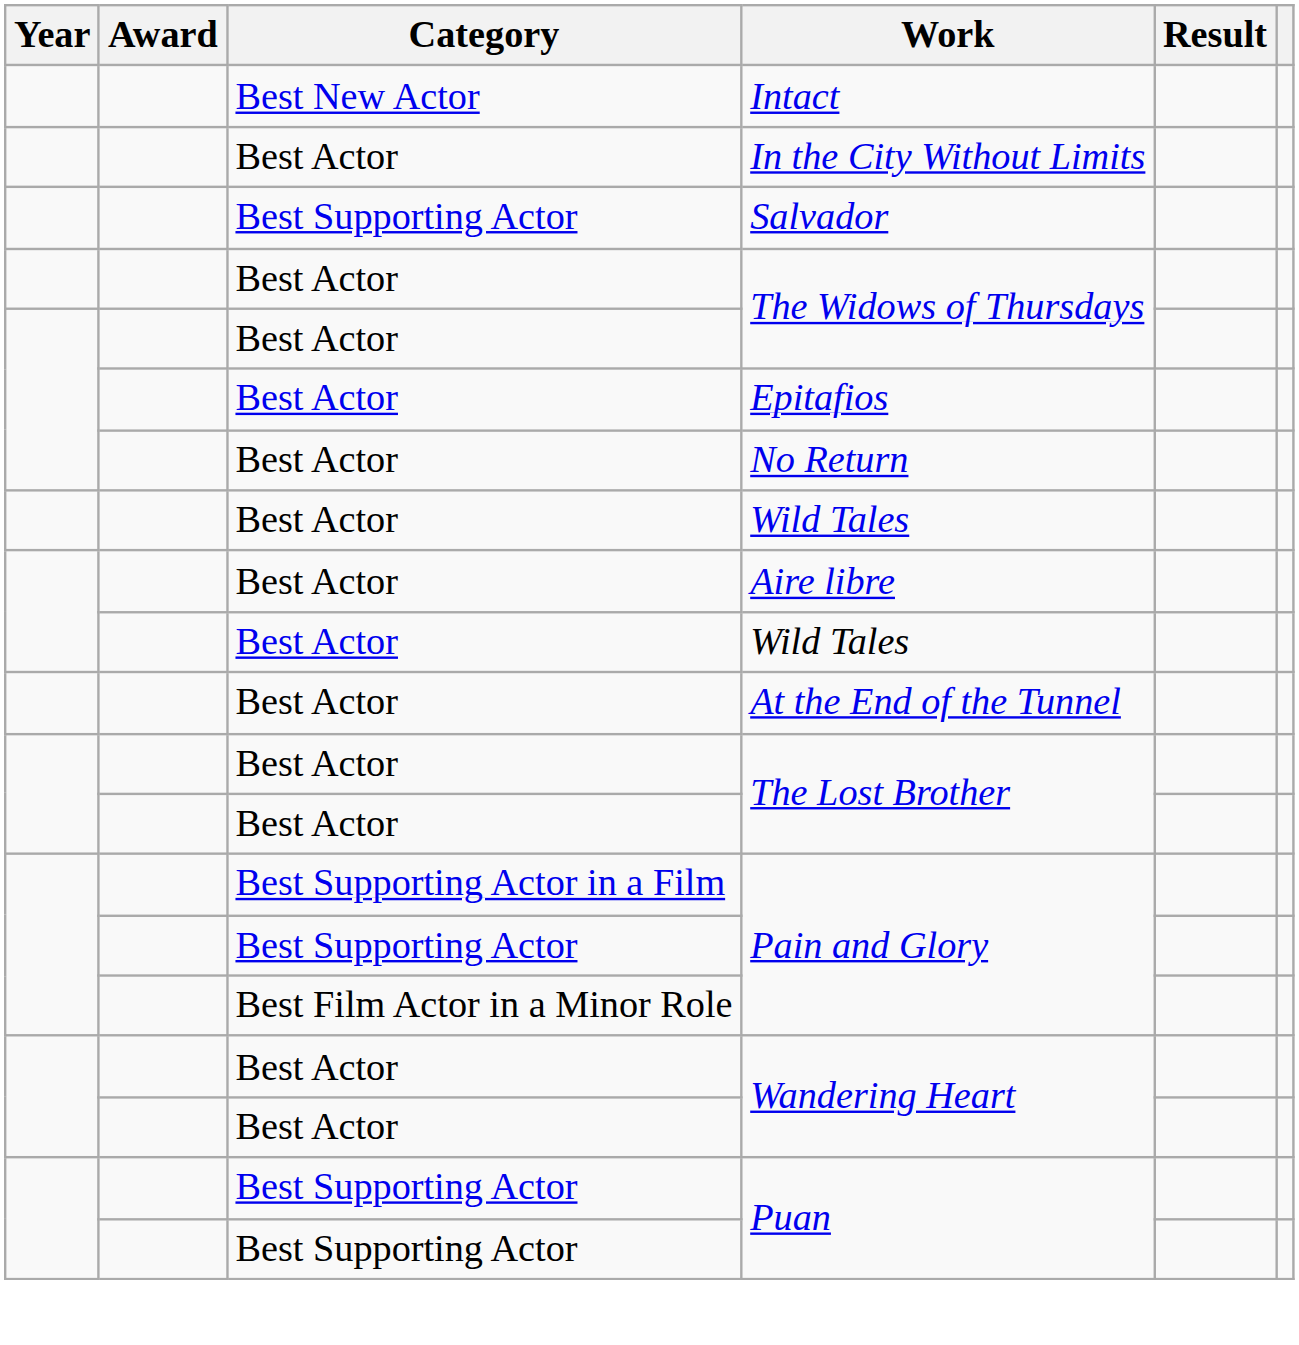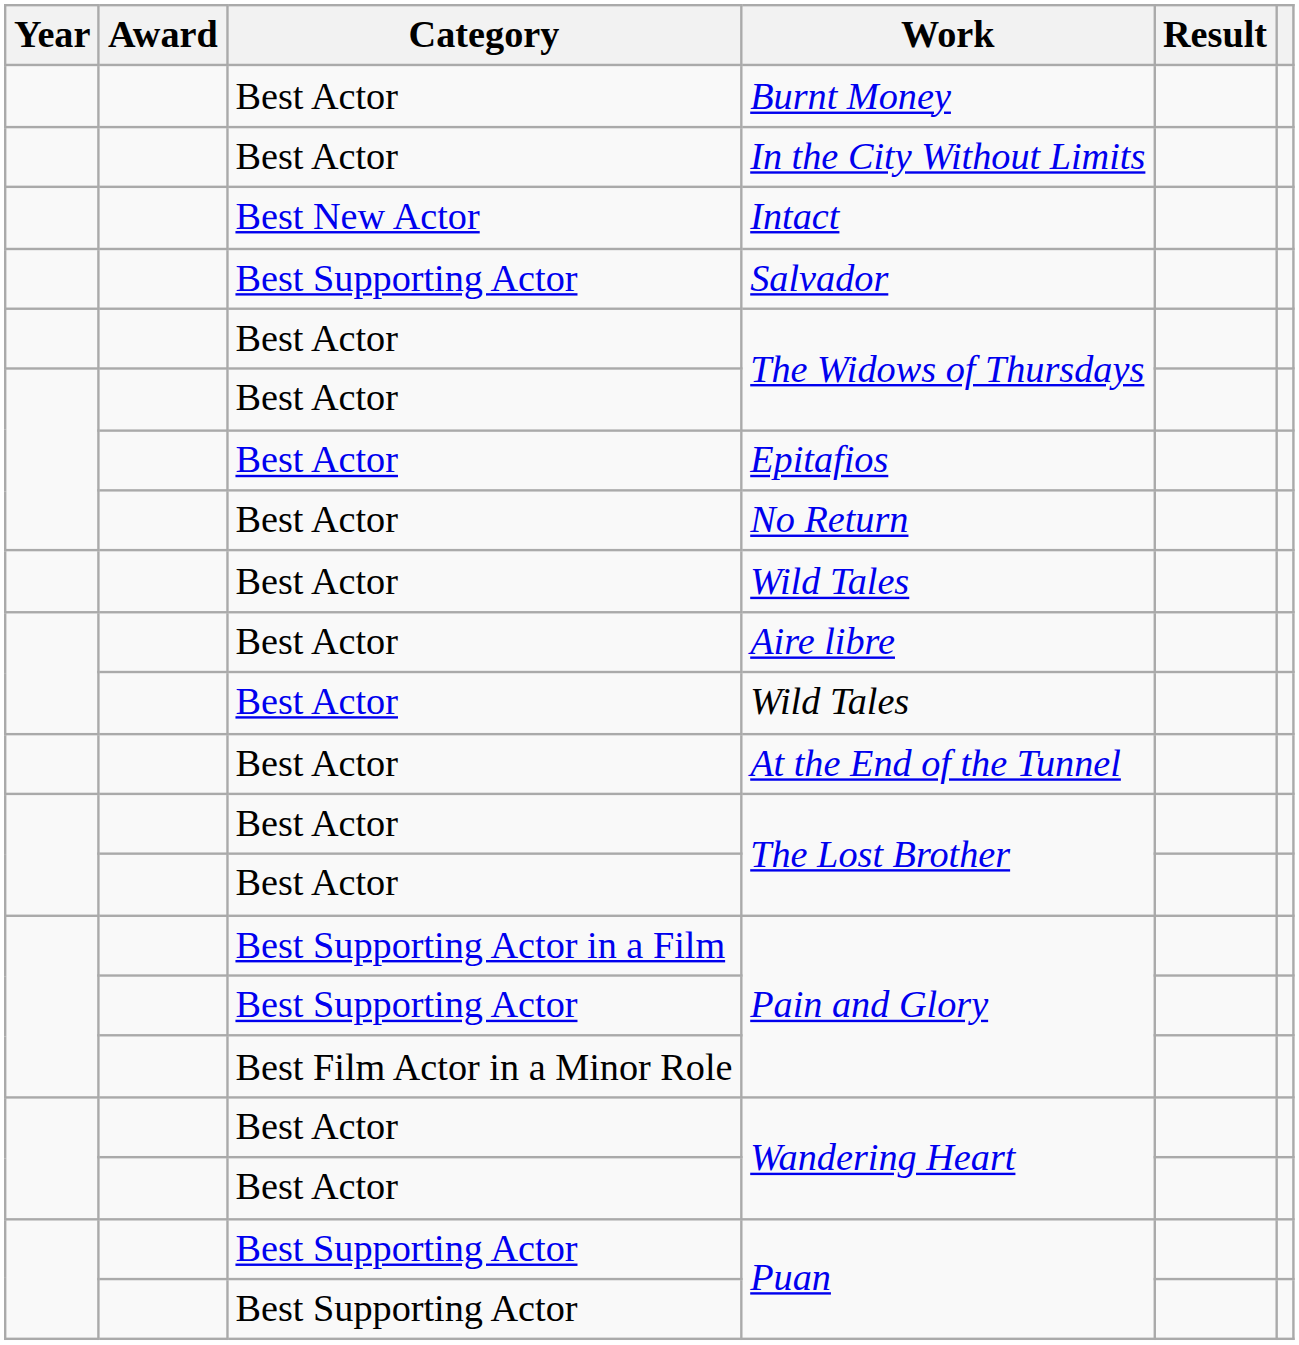+ row: (317, 95)
rows swapped: (358, 95) <-> (317, 156)
